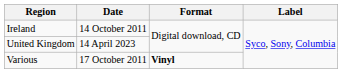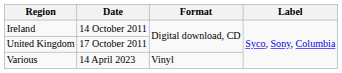(107, 44) 14 April 2023 -> (113, 44) 17 October 2011
(113, 60) 17 October 2011 -> (107, 60) 14 April 2023
(163, 60) bold -> (163, 60) normal
